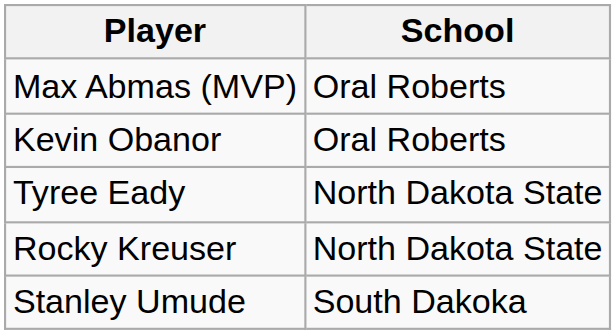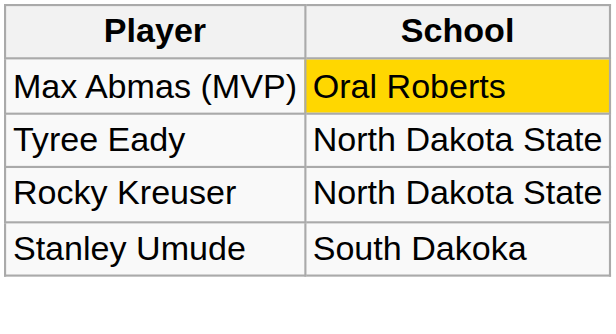(409, 85) no background -> (409, 85) gold background
- row: (117, 139)
